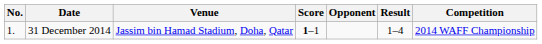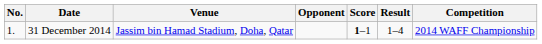columns swapped: (352, 13) <-> (311, 13)
